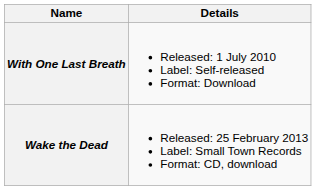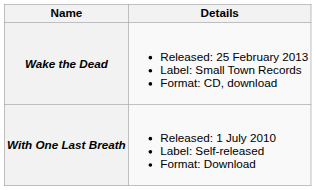rows swapped: (66, 63) <-> (66, 144)
